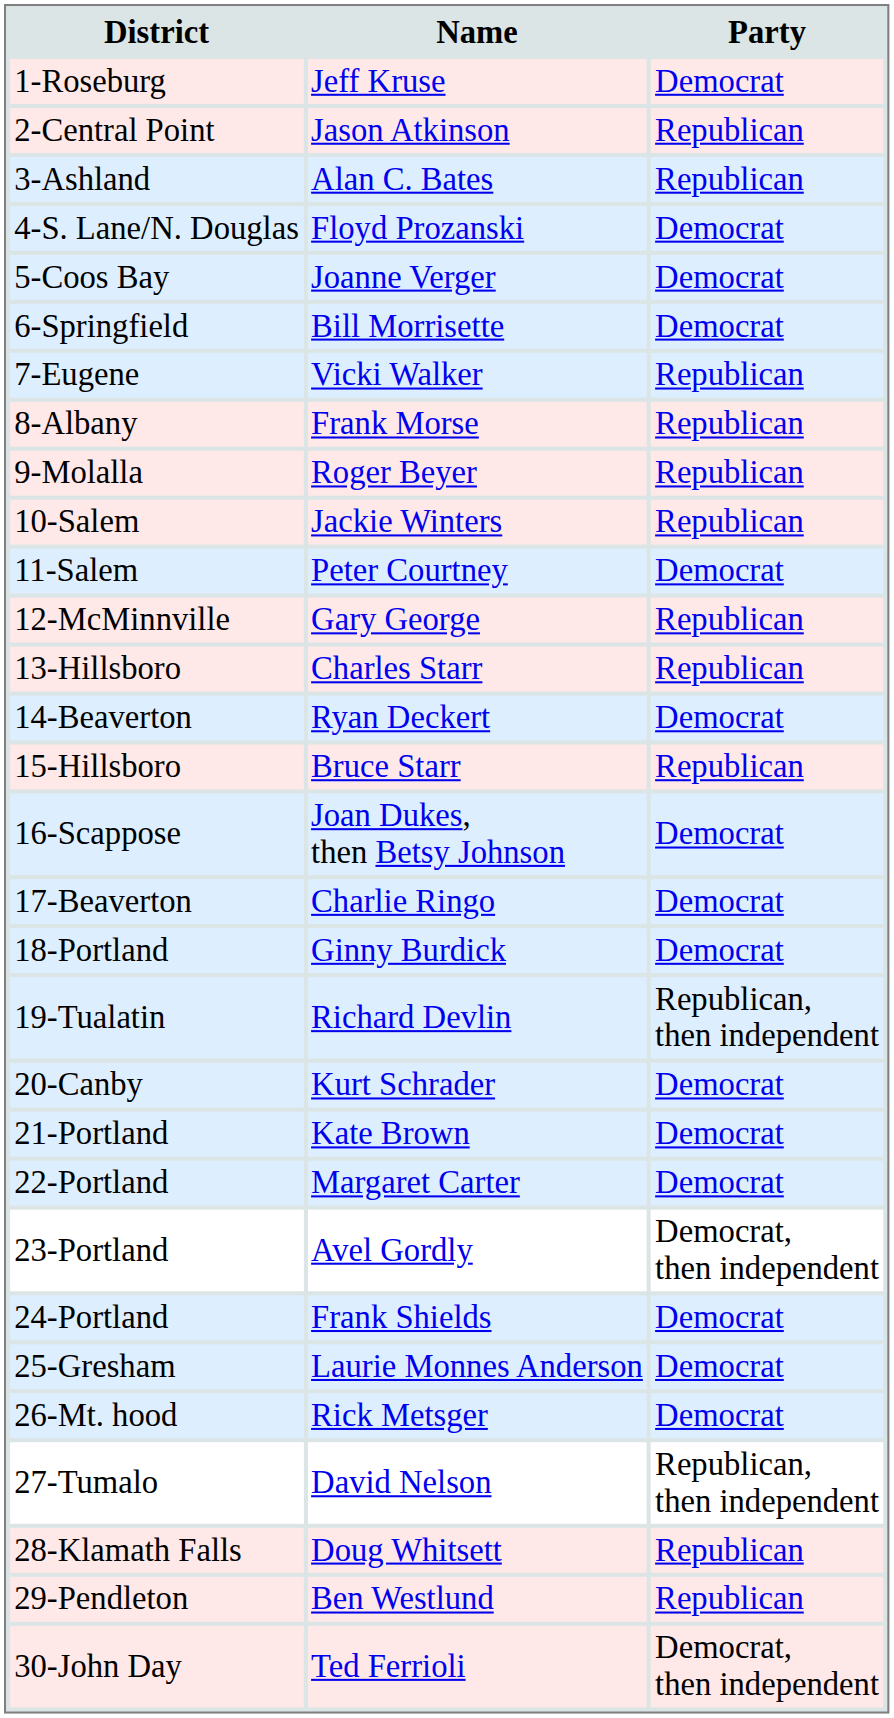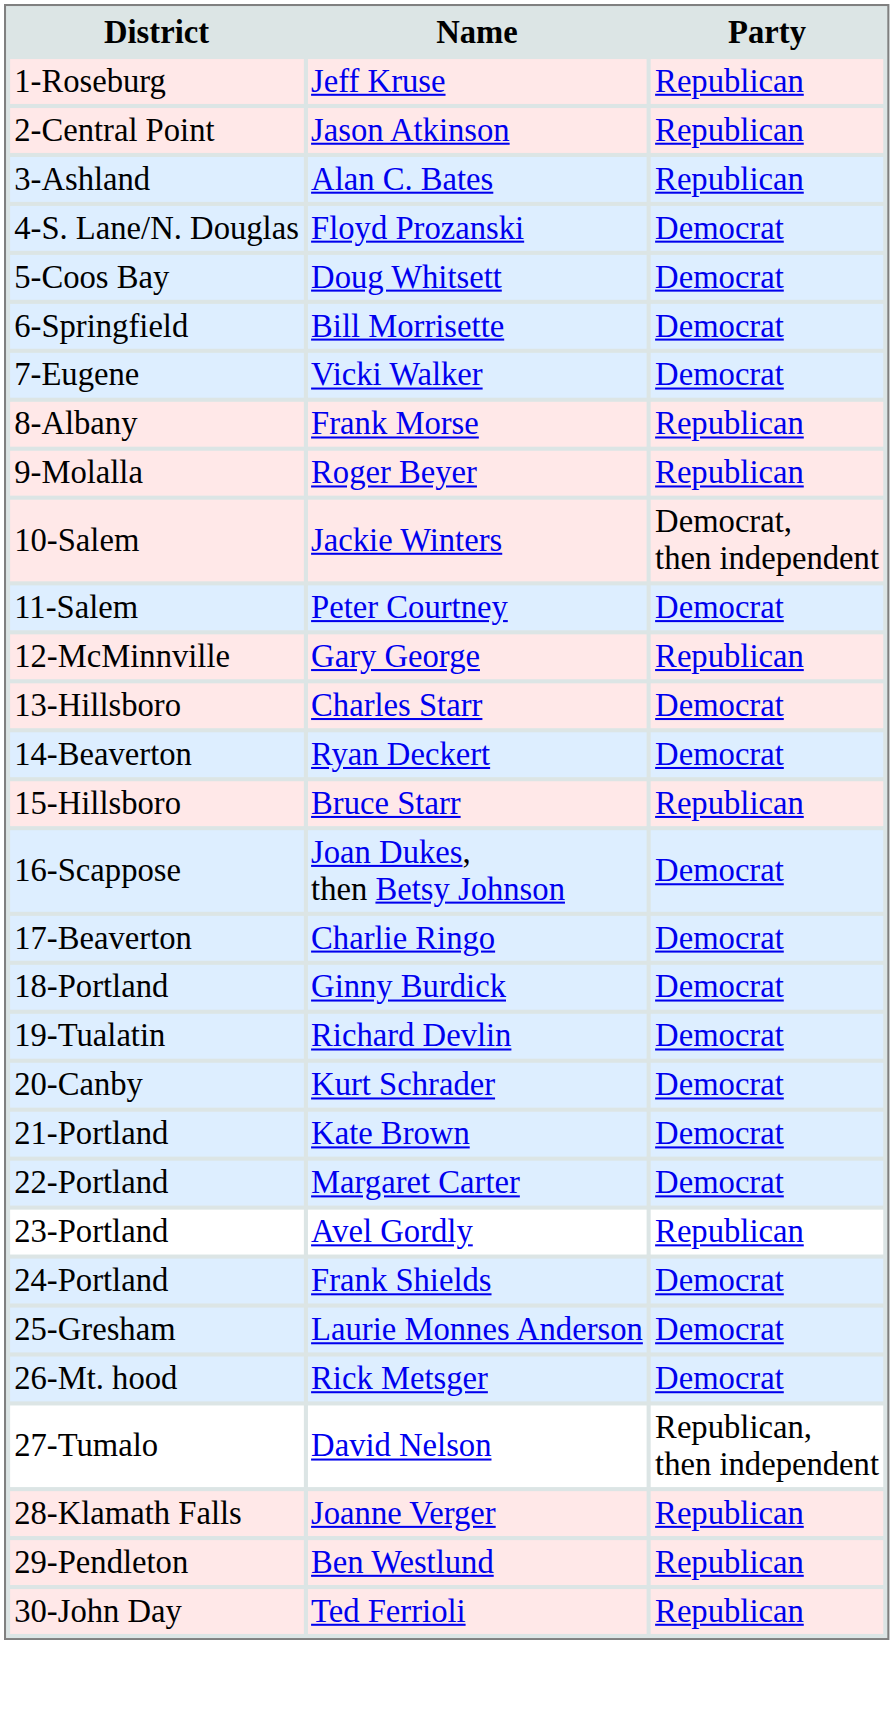(719, 80) Democrat -> (729, 80) Republican
(403, 276) Joanne Verger -> (406, 276) Doug Whitsett
(729, 374) Republican -> (719, 374) Democrat
(729, 521) Republican -> (767, 540) Democrat, then independent
(729, 668) Republican -> (719, 705) Democrat
(767, 1017) Republican, then independent -> (719, 1035) Democrat
(767, 1249) Democrat, then independent -> (729, 1231) Republican
(406, 1549) Doug Whitsett -> (403, 1513) Joanne Verger
(767, 1666) Democrat, then independent -> (729, 1610) Republican
